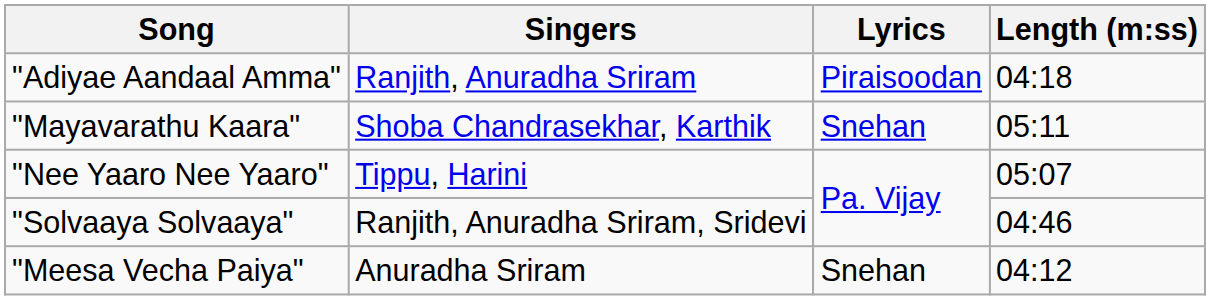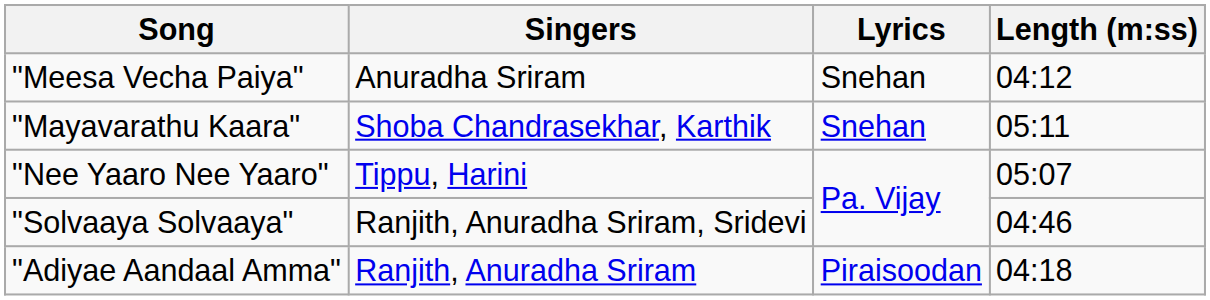rows swapped: (177, 78) <-> (158, 271)
